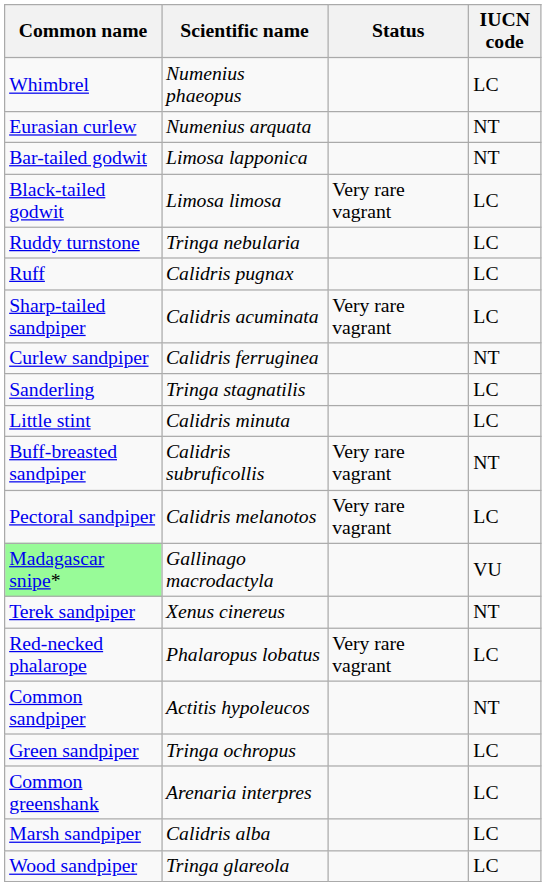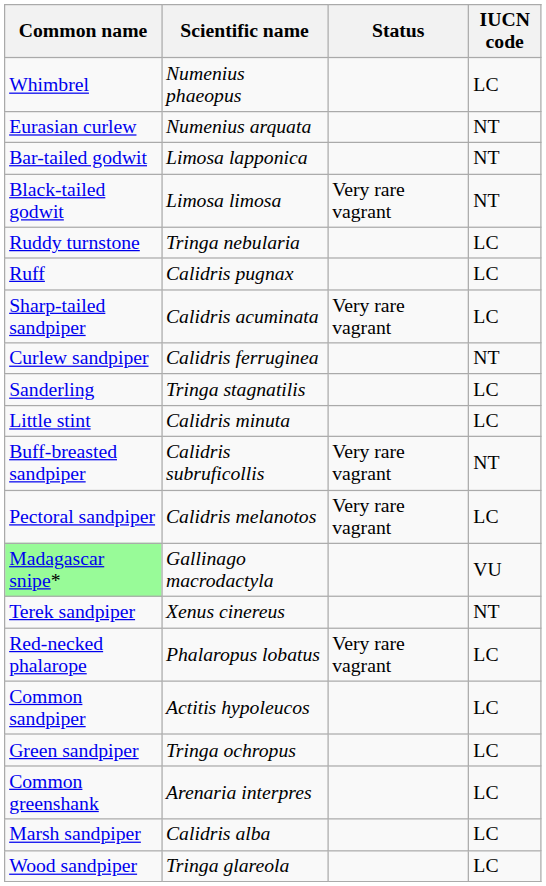(486, 200) LC -> (486, 200) NT
(486, 707) NT -> (486, 707) LC
